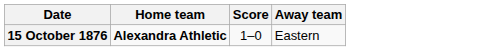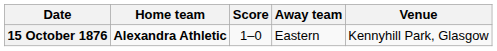+ column: (418, 14)
